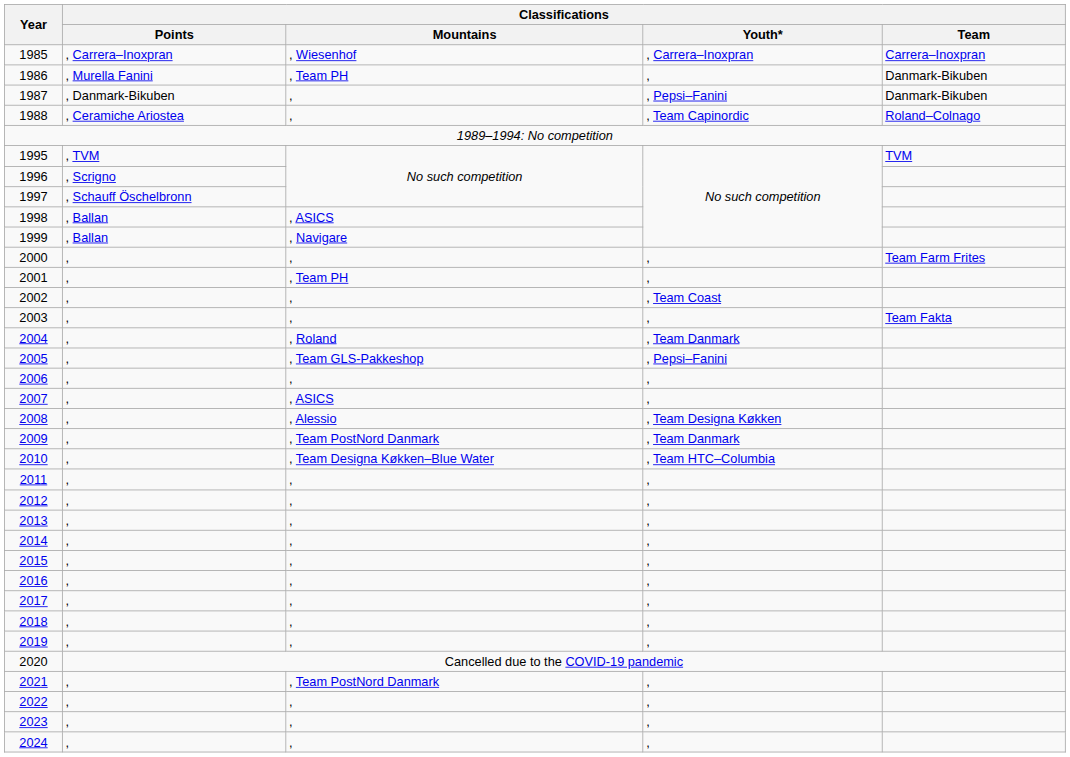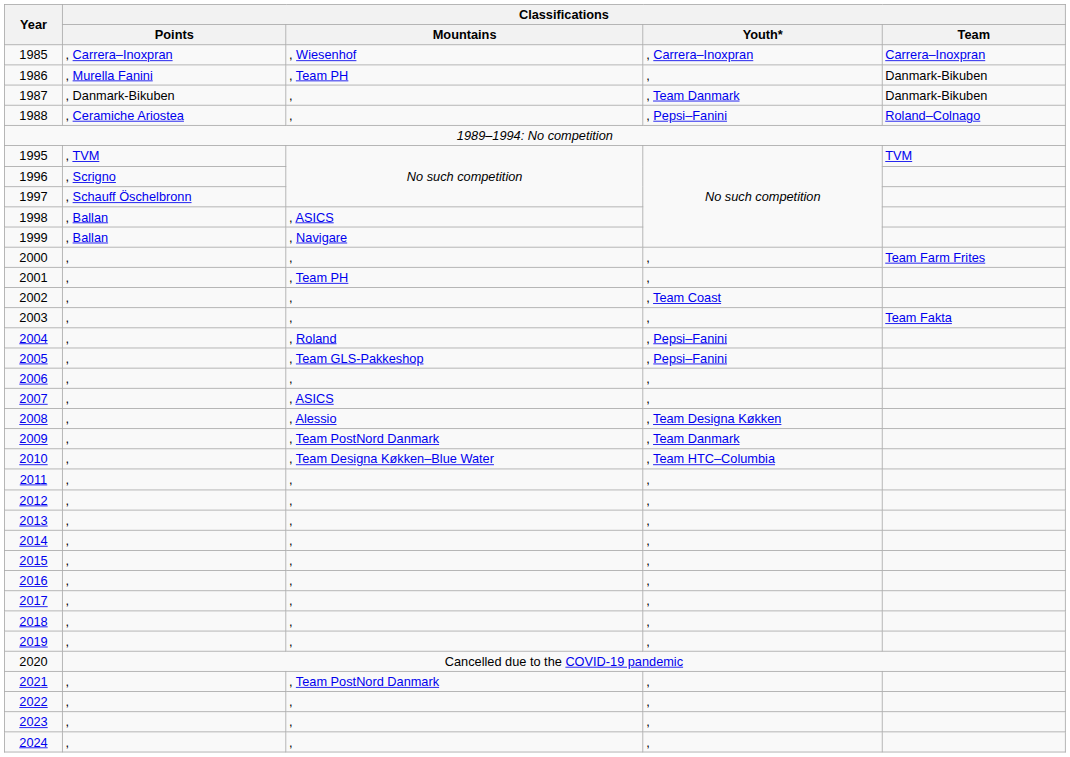(687, 96) , Pepsi–Fanini -> (693, 96) , Team Danmark
(697, 116) , Team Capinordic -> (687, 116) , Pepsi–Fanini
(693, 338) , Team Danmark -> (687, 338) , Pepsi–Fanini
